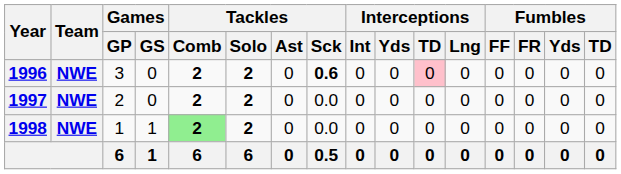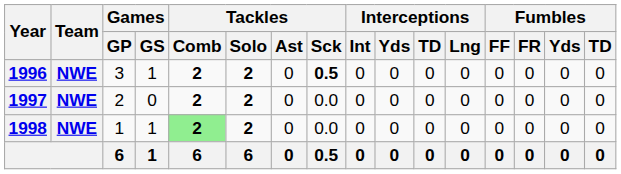(152, 73) 0 -> (152, 73) 1
(326, 73) 0.6 -> (326, 73) 0.5
(430, 73) pink background -> (430, 73) no background
